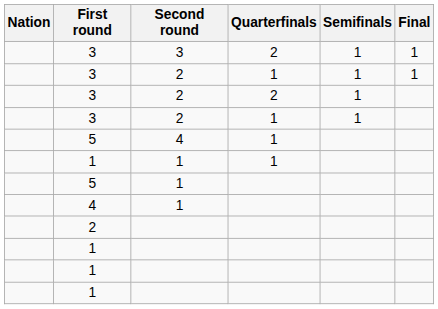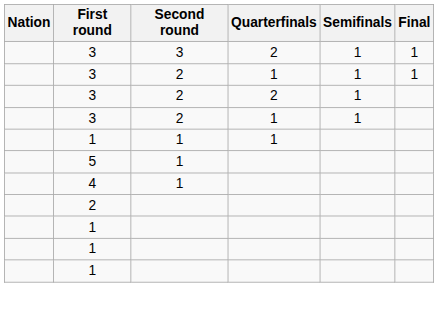- row: (92, 140)
